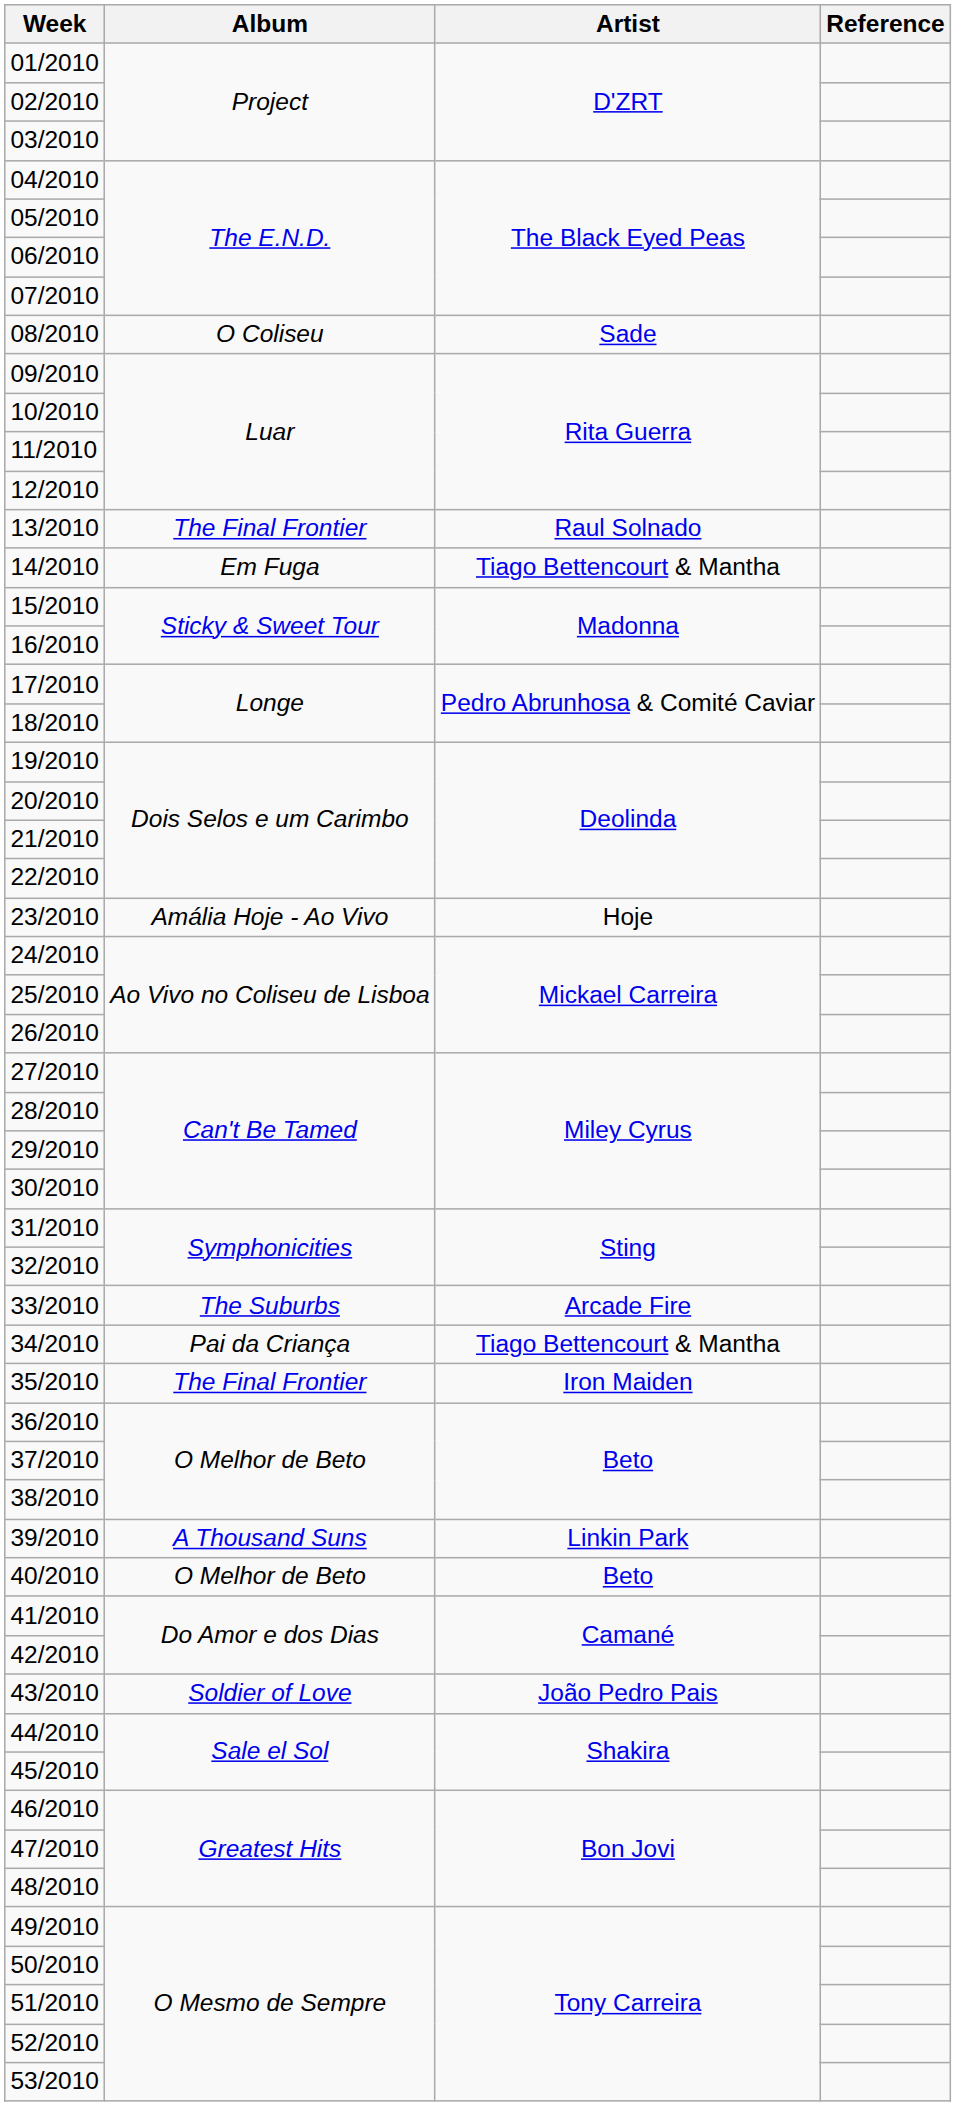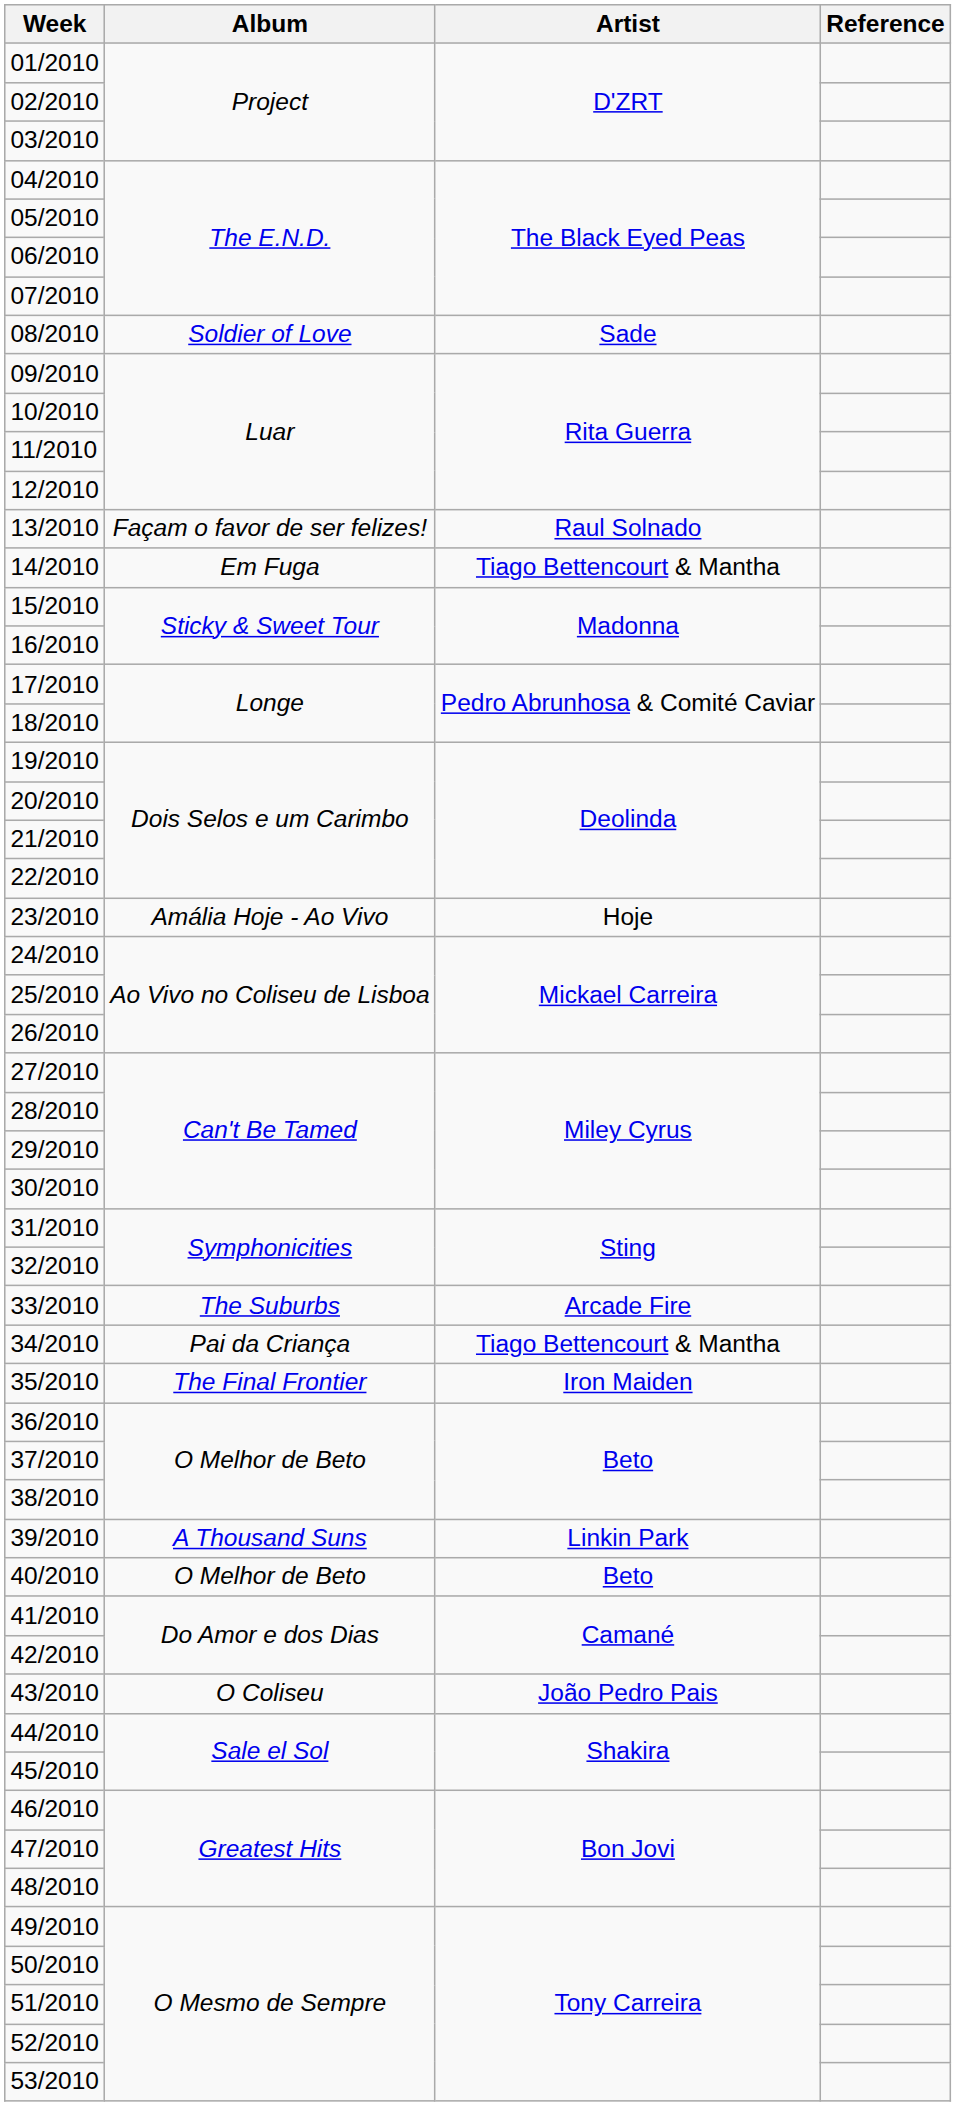(270, 334) O Coliseu -> (270, 334) Soldier of Love
(270, 528) The Final Frontier -> (270, 528) Façam o favor de ser felizes!
(270, 1693) Soldier of Love -> (270, 1693) O Coliseu
